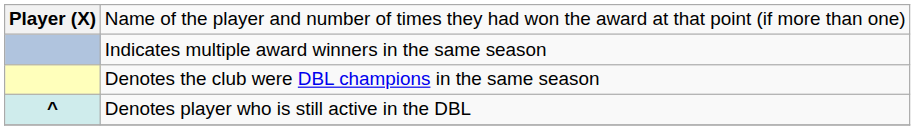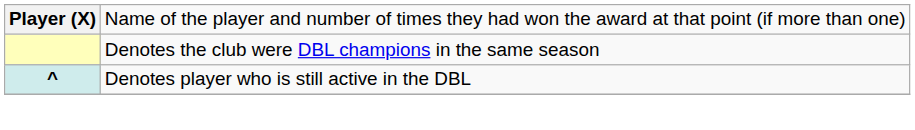- row: (326, 49)
